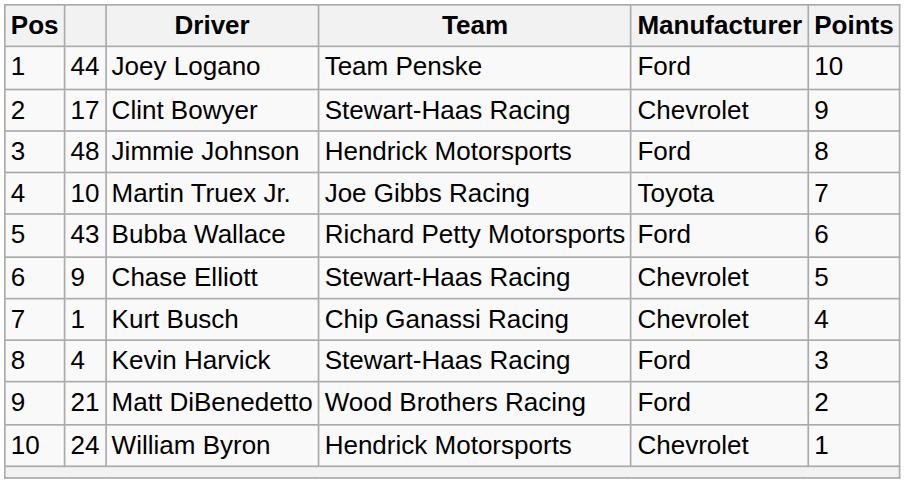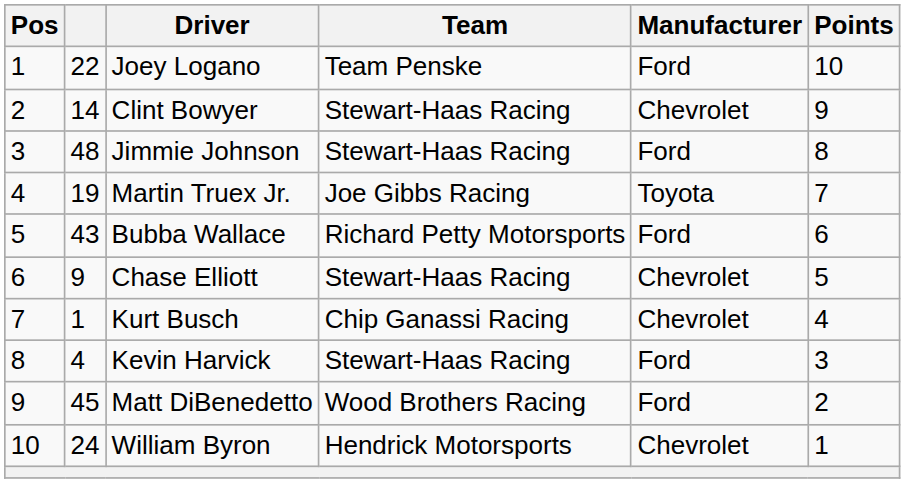(85, 67) 44 -> (85, 67) 22
(85, 108) 17 -> (85, 108) 14
(448, 150) Hendrick Motorsports -> (448, 150) Stewart-Haas Racing
(85, 192) 10 -> (85, 192) 19
(85, 402) 21 -> (85, 402) 45
